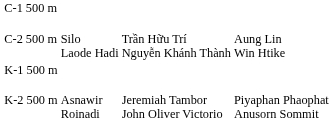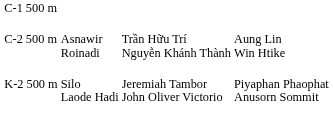(90, 46) Silo Laode Hadi -> (82, 46) Asnawir Roinadi
- row: (31, 69)
(82, 107) Asnawir Roinadi -> (90, 90) Silo Laode Hadi
